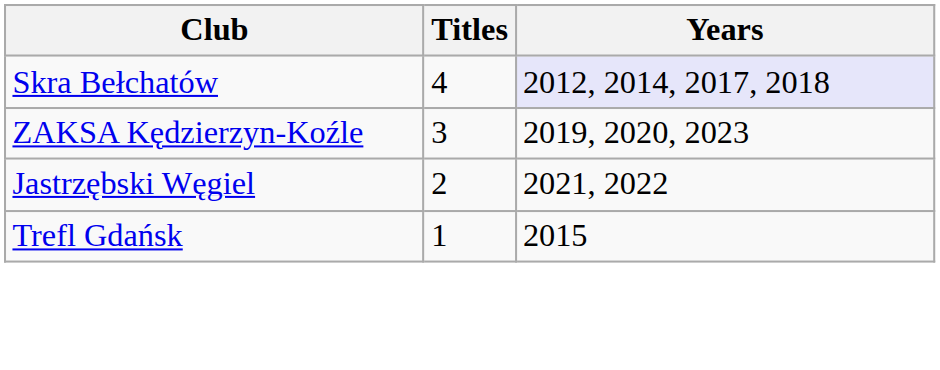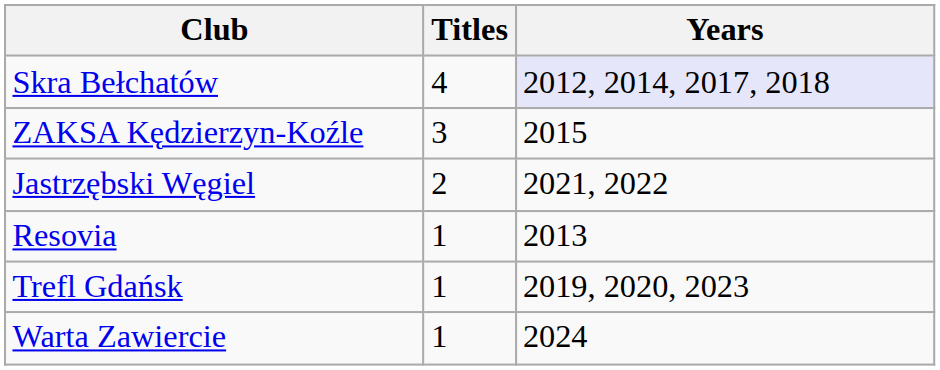(636, 132) 2019, 2020, 2023 -> (555, 132) 2015
+ row: (65, 235)
(555, 235) 2015 -> (636, 286) 2019, 2020, 2023
+ row: (119, 337)
